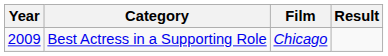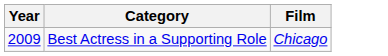- column: (357, 16)
